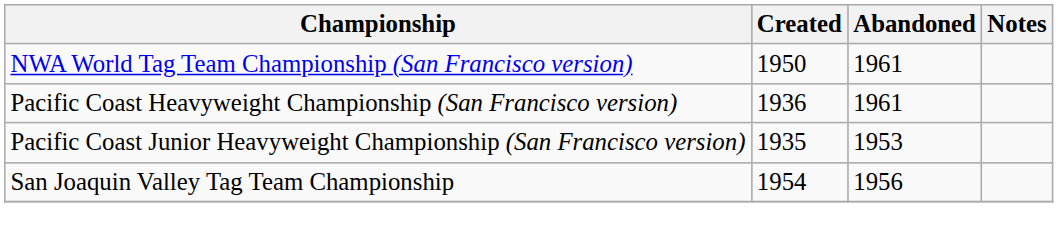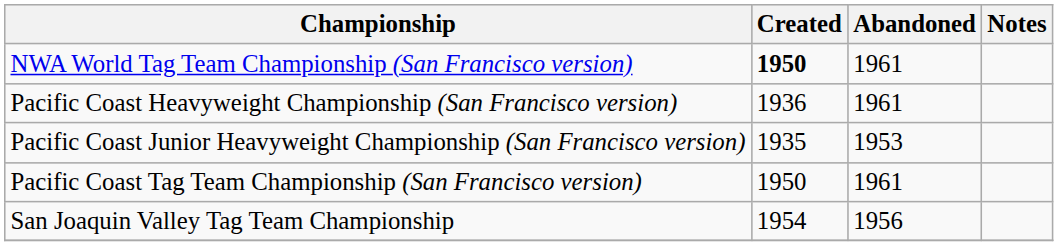(782, 63) normal -> (782, 63) bold
+ row: (326, 181)
